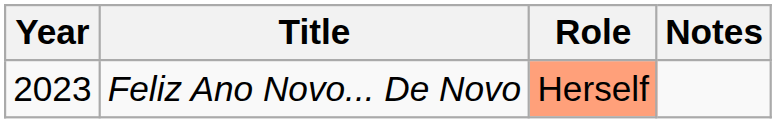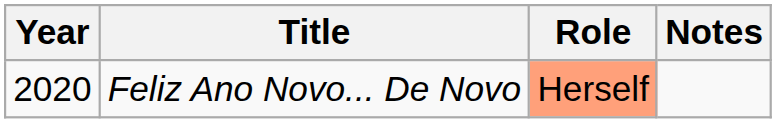(52, 88) 2023 -> (52, 88) 2020
